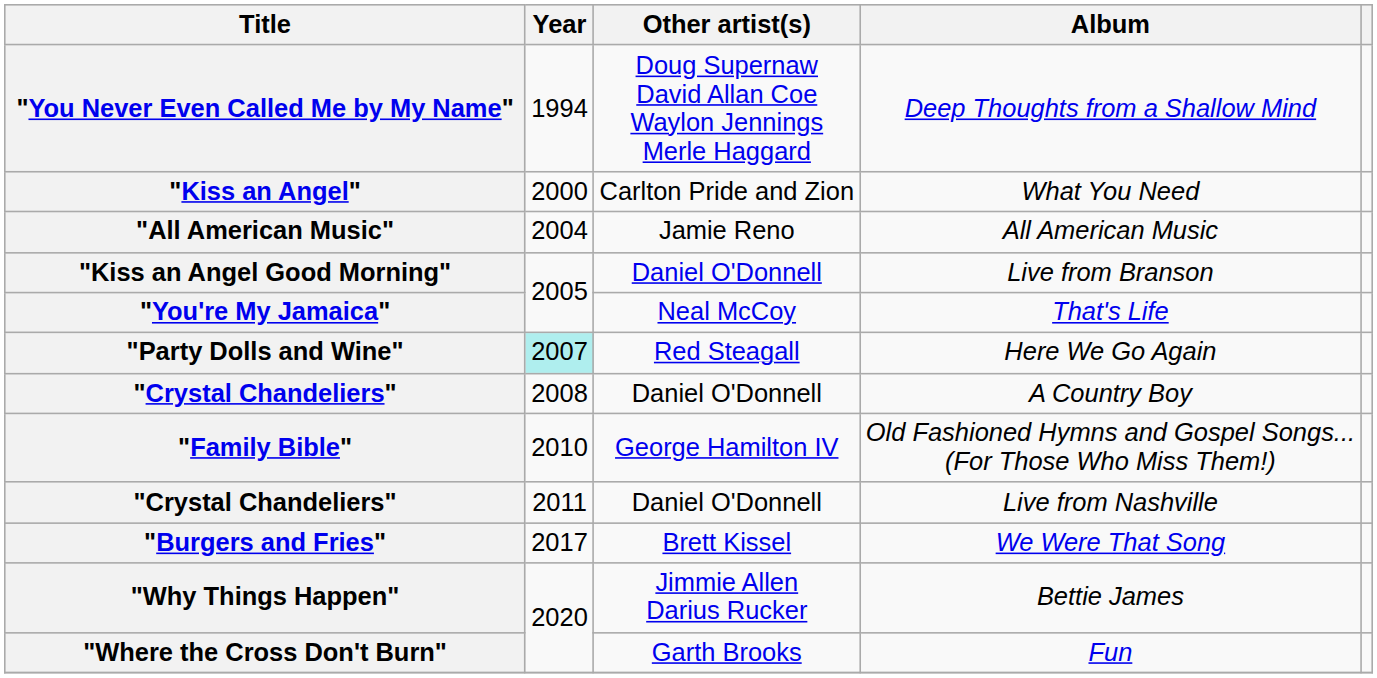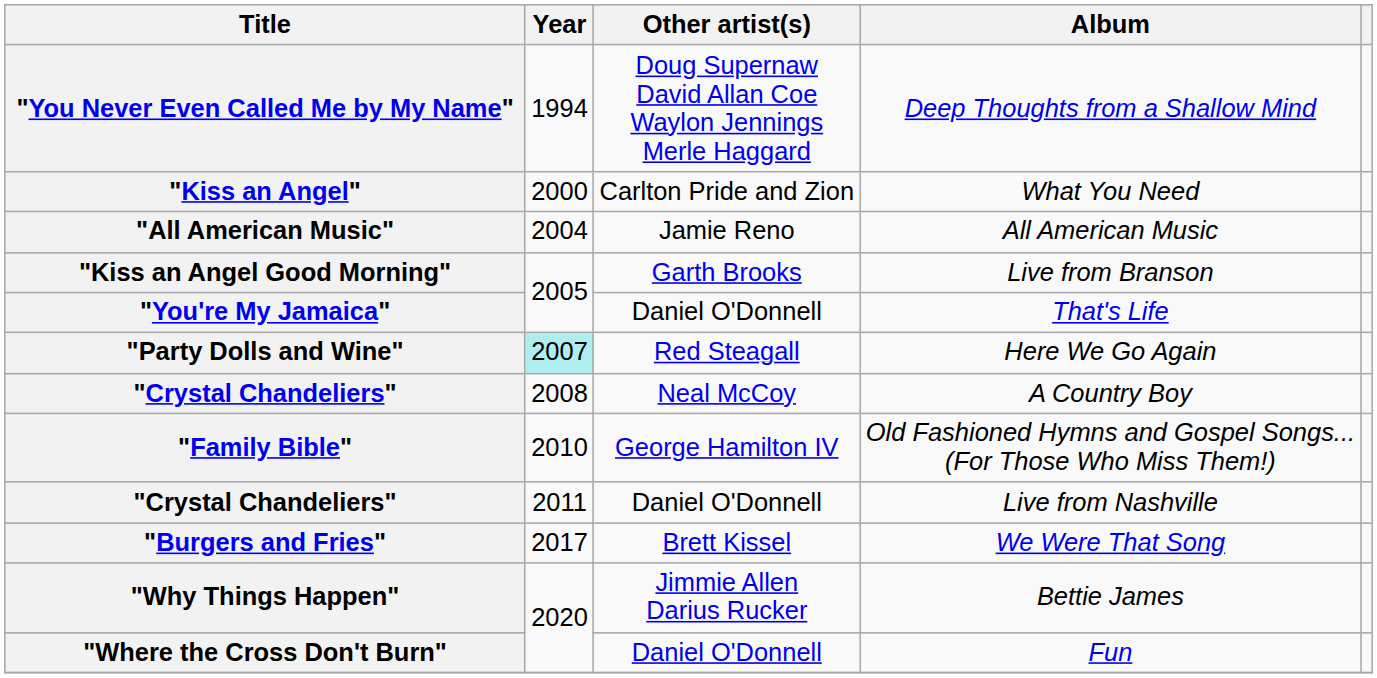(727, 271) Daniel O'Donnell -> (727, 271) Garth Brooks
(727, 312) Neal McCoy -> (727, 312) Daniel O'Donnell
(727, 392) Daniel O'Donnell -> (727, 392) Neal McCoy
(727, 651) Garth Brooks -> (727, 651) Daniel O'Donnell
